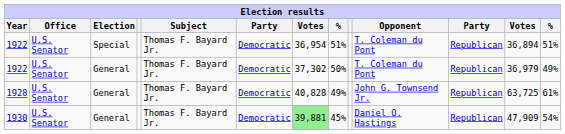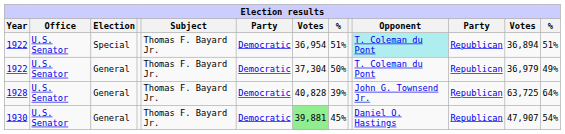(389, 45) no background -> (389, 45) paleturquoise background
(311, 69) 37,302 -> (311, 69) 37,304
(338, 93) 49% -> (338, 93) 39%
(550, 93) 61% -> (550, 93) 64%
(523, 118) 47,909 -> (523, 118) 47,907
